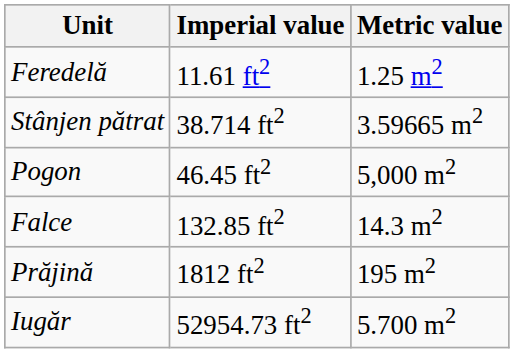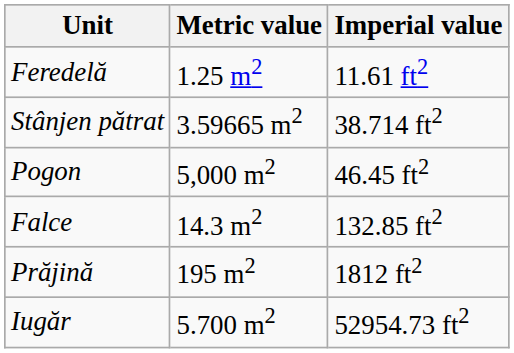columns swapped: (430, 25) <-> (260, 25)
